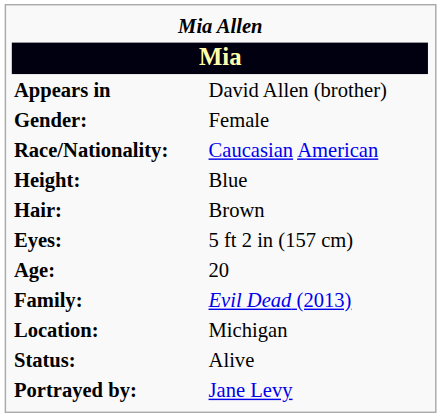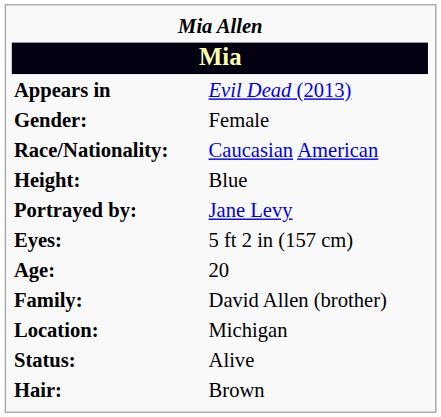(298, 90) David Allen (brother) -> (280, 90) Evil Dead (2013)
rows swapped: (38, 210) <-> (75, 390)
(280, 300) Evil Dead (2013) -> (298, 300) David Allen (brother)
